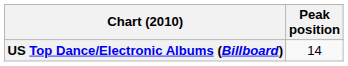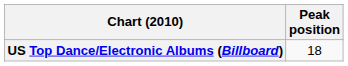(315, 50) 14 -> (315, 50) 18
